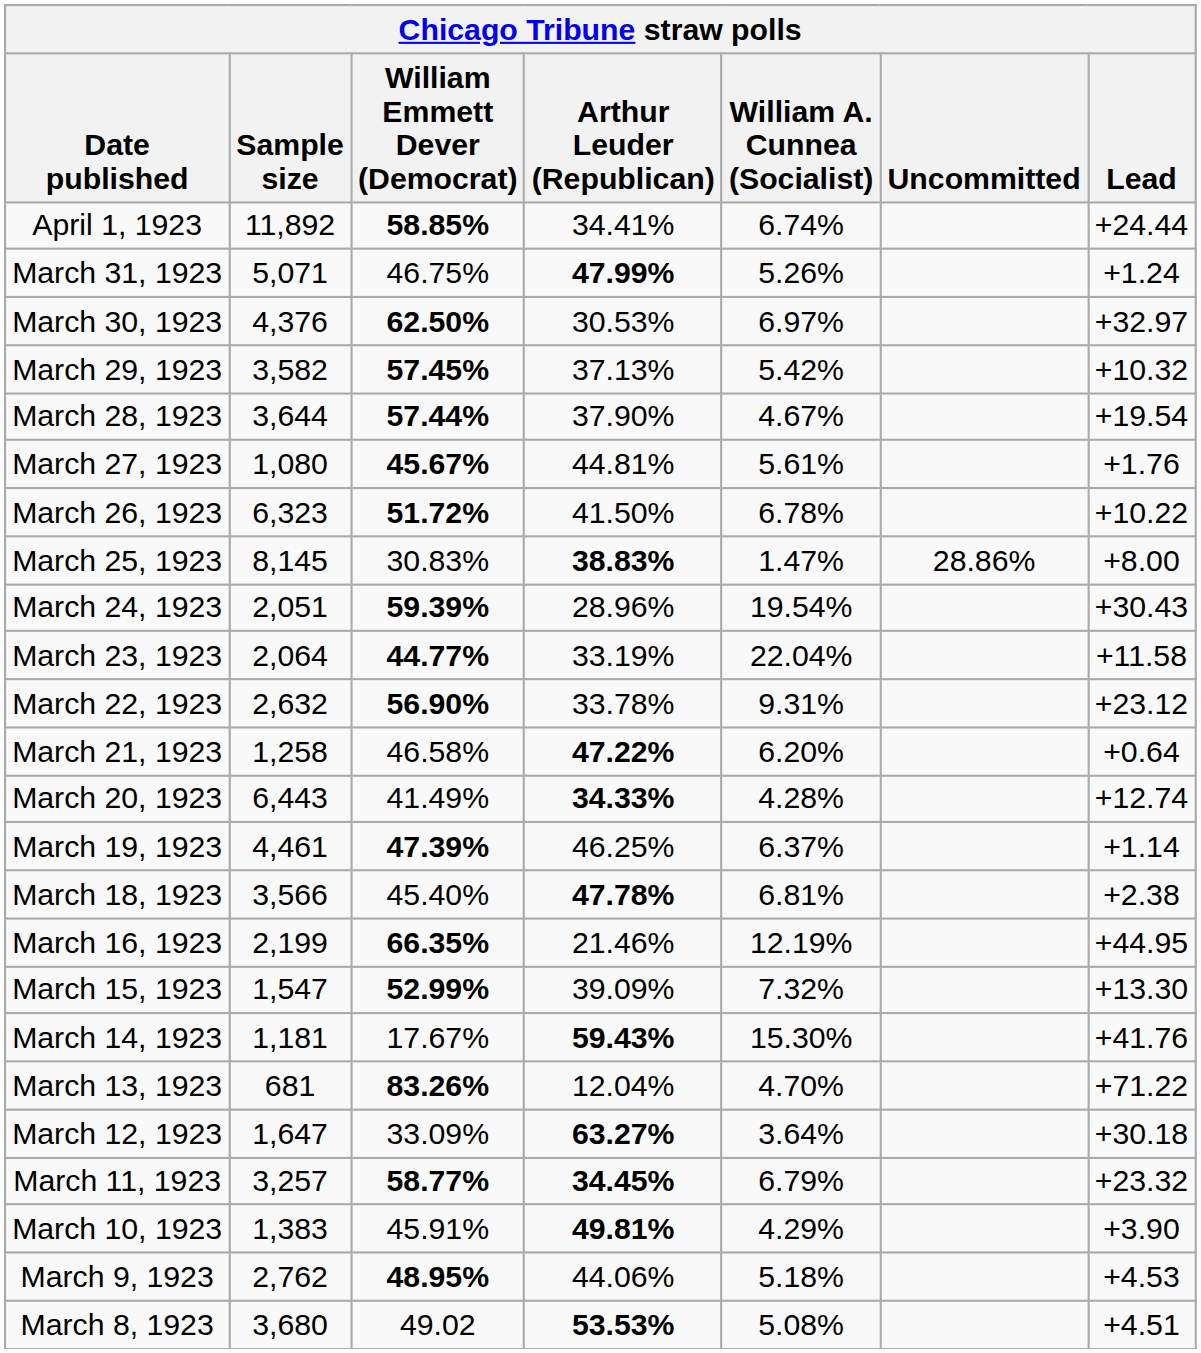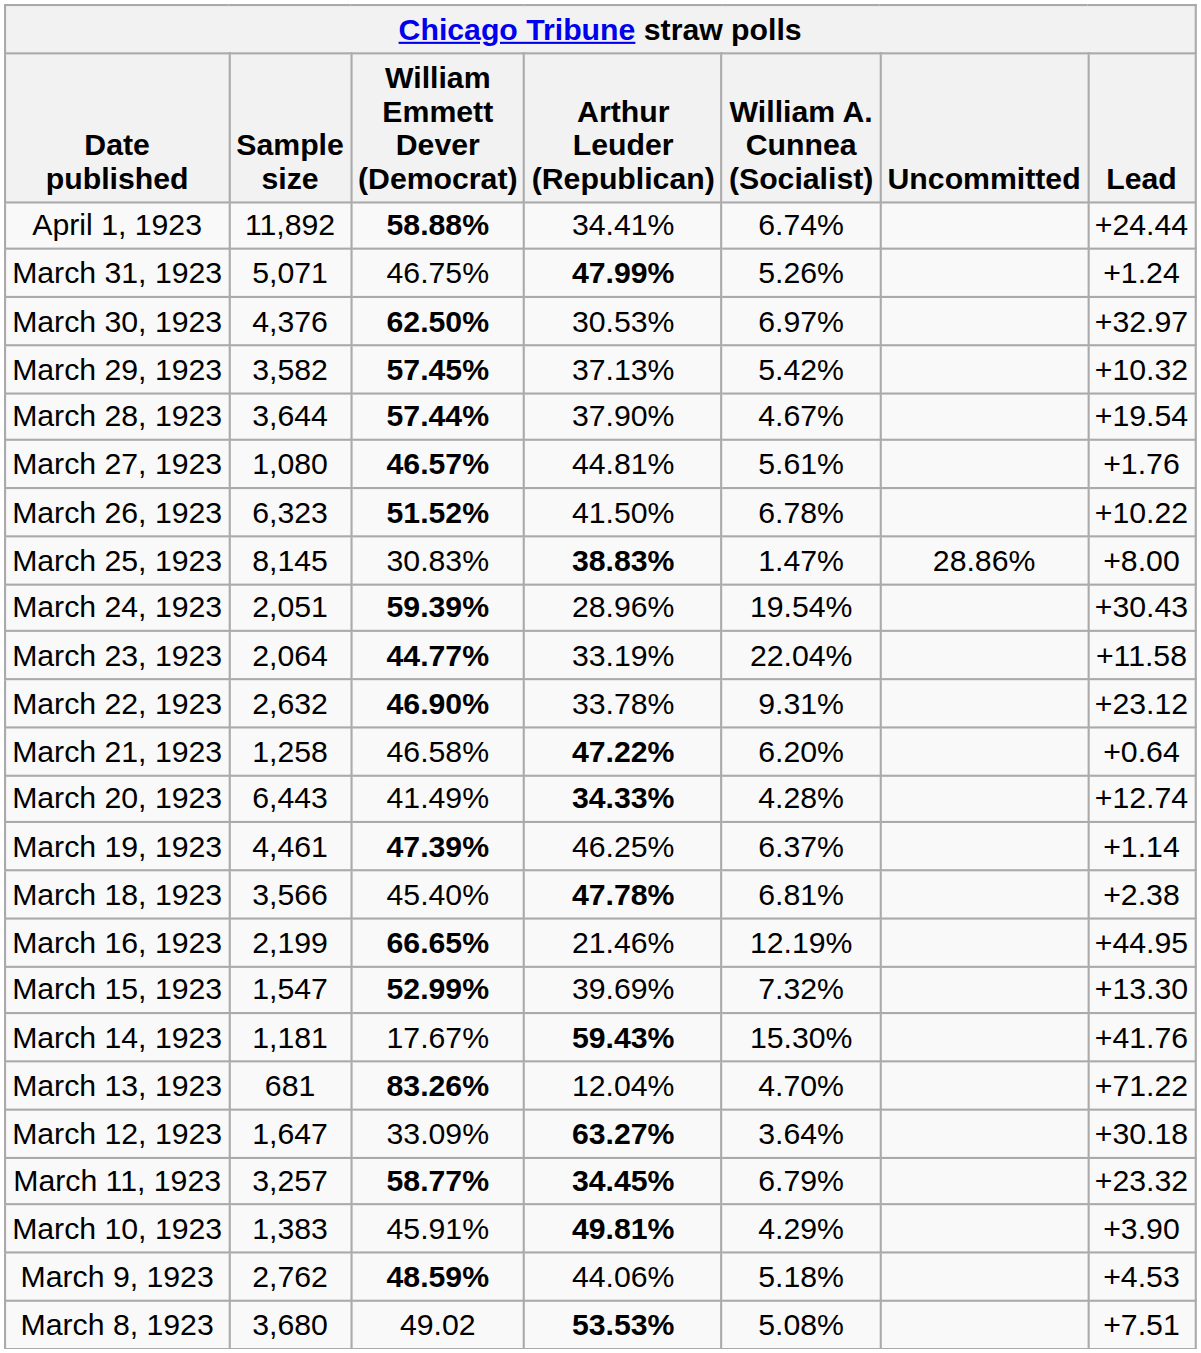(438, 226) 58.85% -> (438, 226) 58.88%
(438, 465) 45.67% -> (438, 465) 46.57%
(438, 512) 51.72% -> (438, 512) 51.52%
(438, 703) 56.90% -> (438, 703) 46.90%
(438, 942) 66.35% -> (438, 942) 66.65%
(623, 990) 39.09% -> (623, 990) 39.69%
(438, 1277) 48.95% -> (438, 1277) 48.59%
(1141, 1325) +4.51 -> (1141, 1325) +7.51
